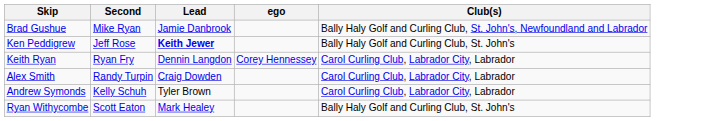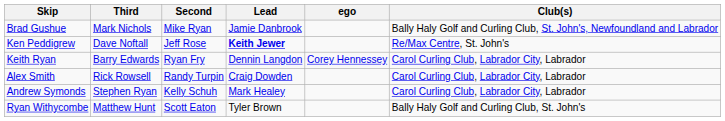+ column: (126, 12)
(418, 44) Bally Haly Golf and Curling Club, St. John's -> (450, 44) Re/Max Centre, St. John's
(184, 92) Tyler Brown -> (257, 92) Mark Healey
(186, 108) Mark Healey -> (255, 108) Tyler Brown
